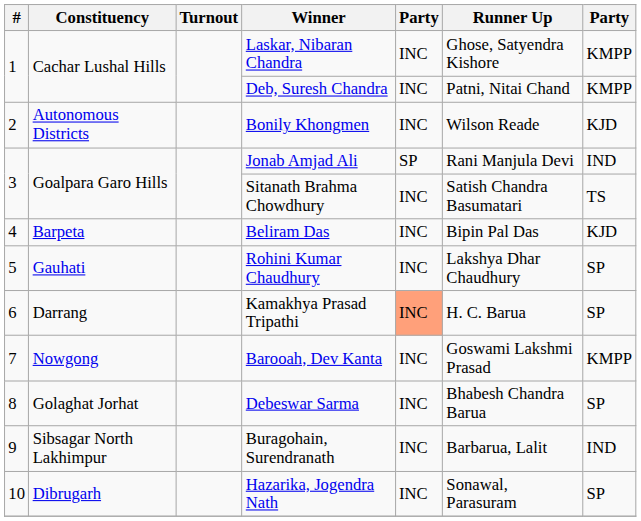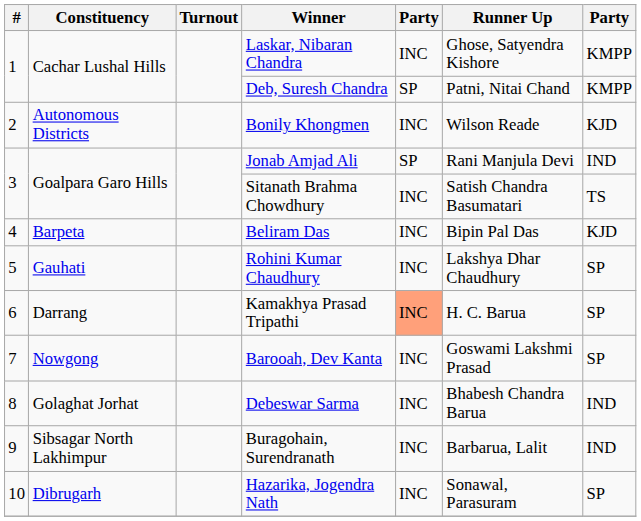(413, 89) INC -> (408, 89) SP
(609, 358) KMPP -> (596, 358) SP
(596, 403) SP -> (601, 403) IND
